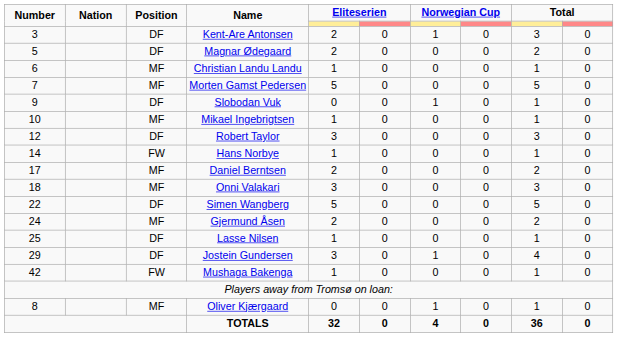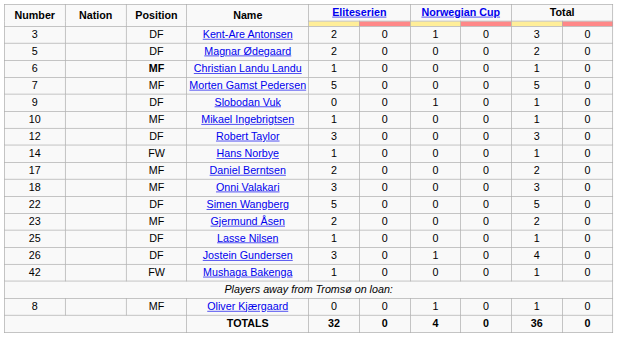(156, 68) normal -> (156, 68) bold
(35, 221) 24 -> (35, 221) 23
(35, 255) 29 -> (35, 255) 26
